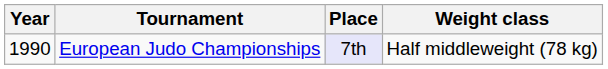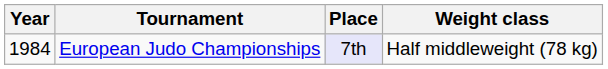(30, 49) 1990 -> (30, 49) 1984
